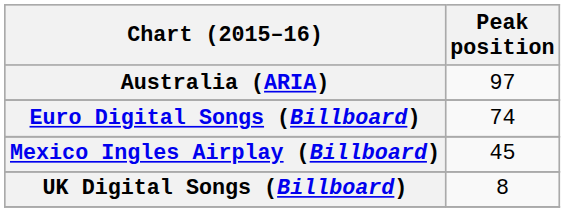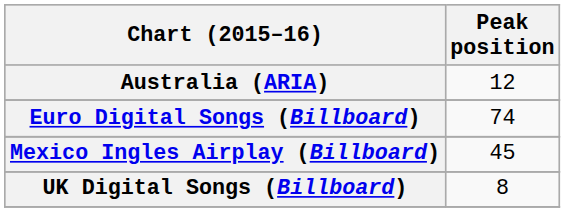(502, 83) 97 -> (502, 83) 12
